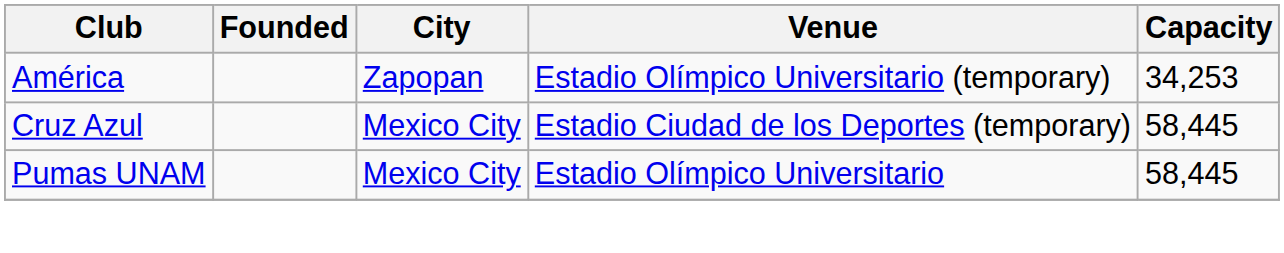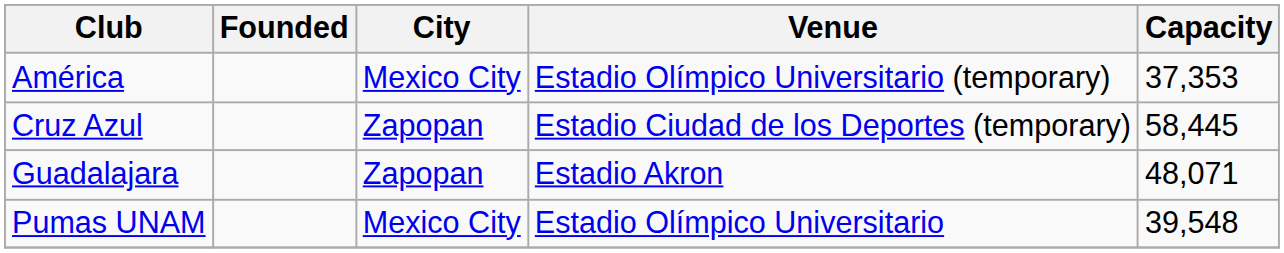(423, 77) Zapopan -> (442, 77) Mexico City
(1192, 77) 34,253 -> (1192, 77) 37,353
(442, 125) Mexico City -> (423, 125) Zapopan
+ row: (95, 174)
(1192, 174) 58,445 -> (1192, 222) 39,548
